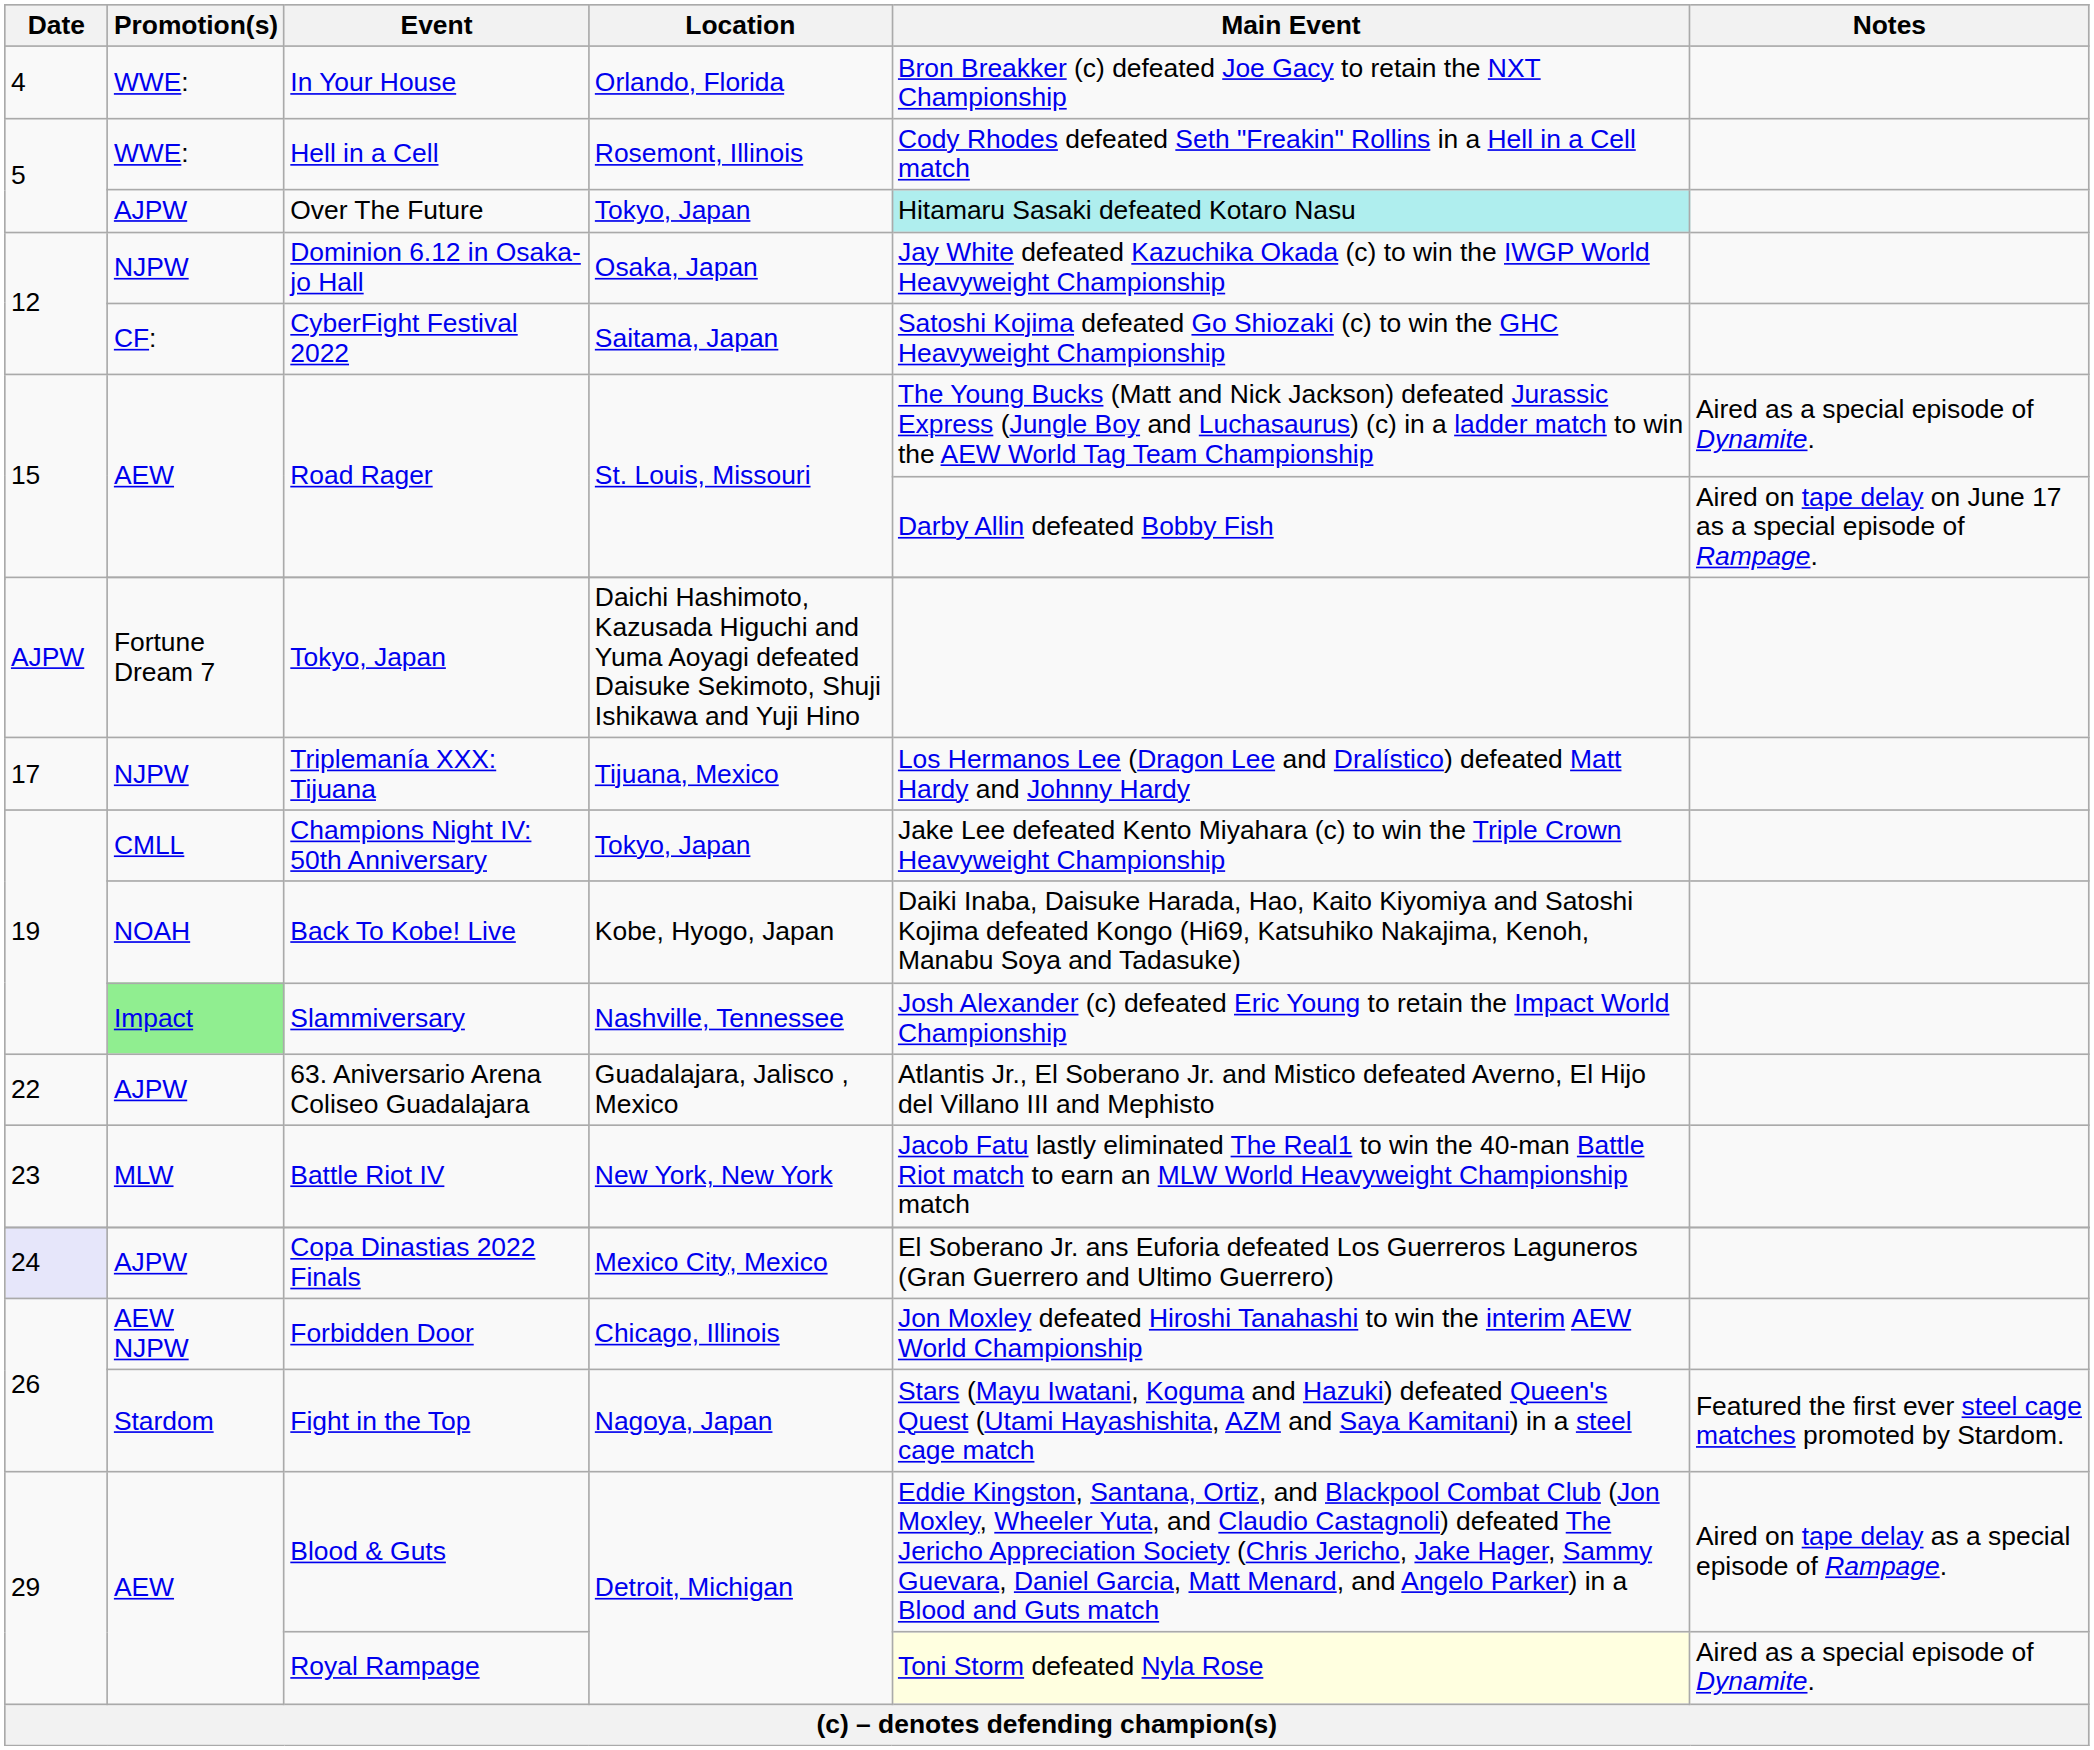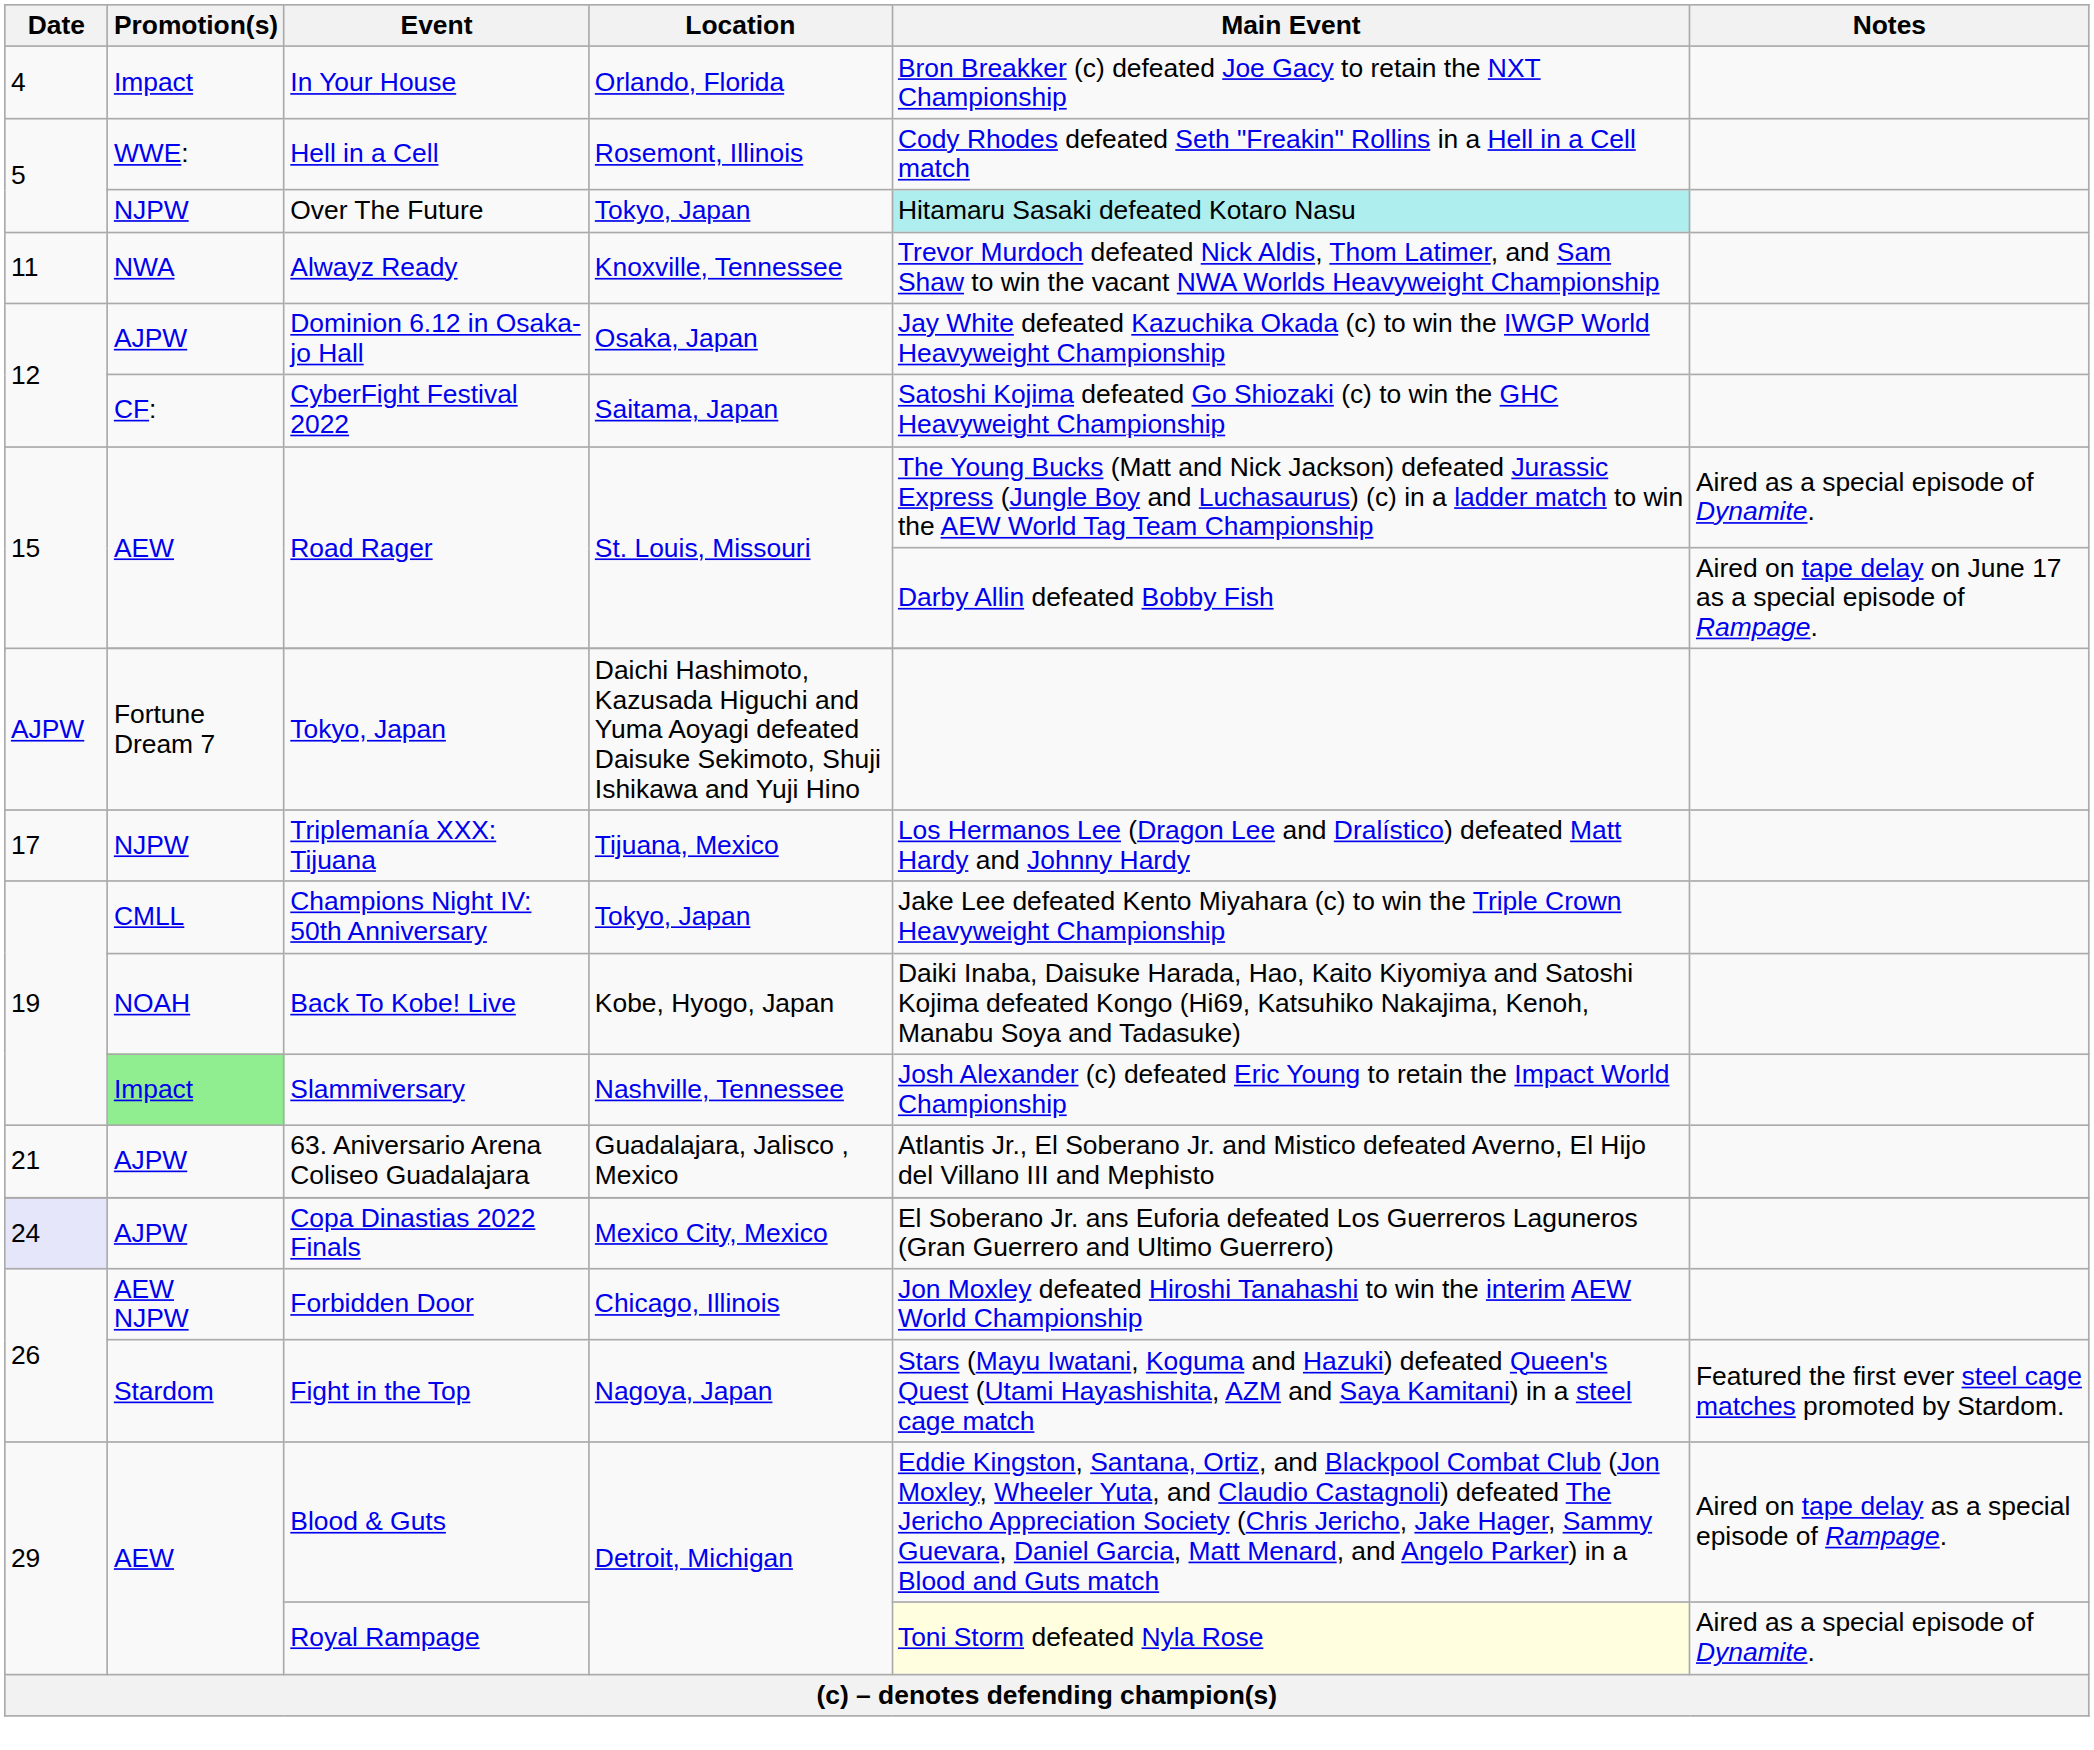(151, 82) WWE: -> (153, 82) Impact
(151, 210) AJPW -> (151, 210) NJPW
+ row: (374, 267)
(151, 267) NJPW -> (151, 338) AJPW
(26, 1089) 22 -> (26, 1161) 21
- row: (367, 1175)
